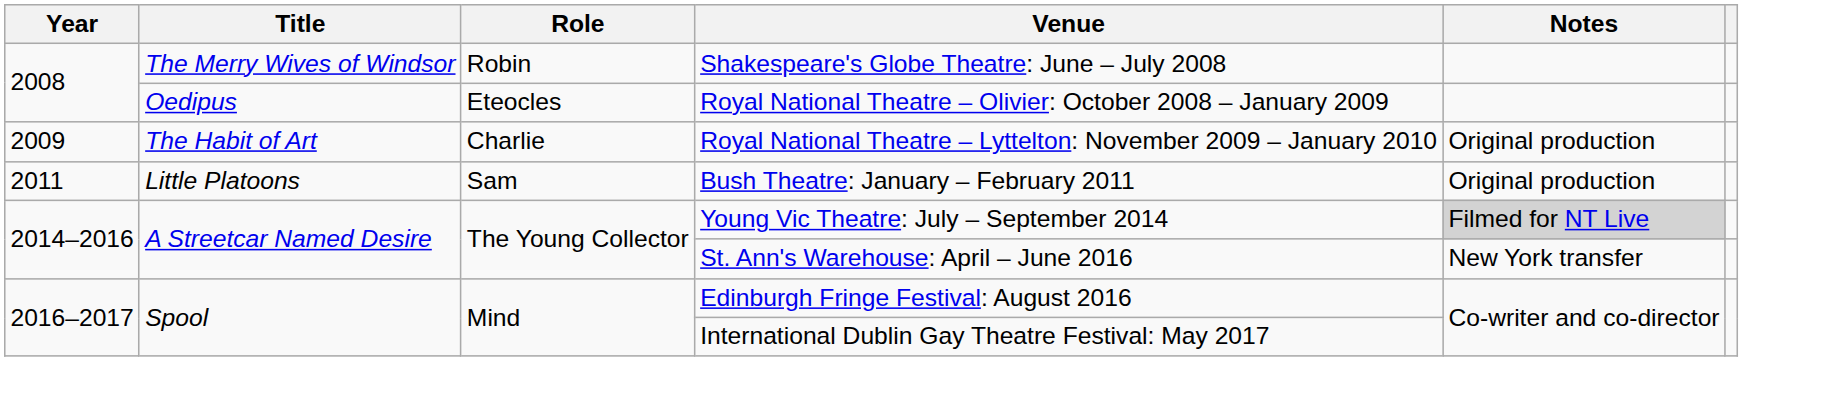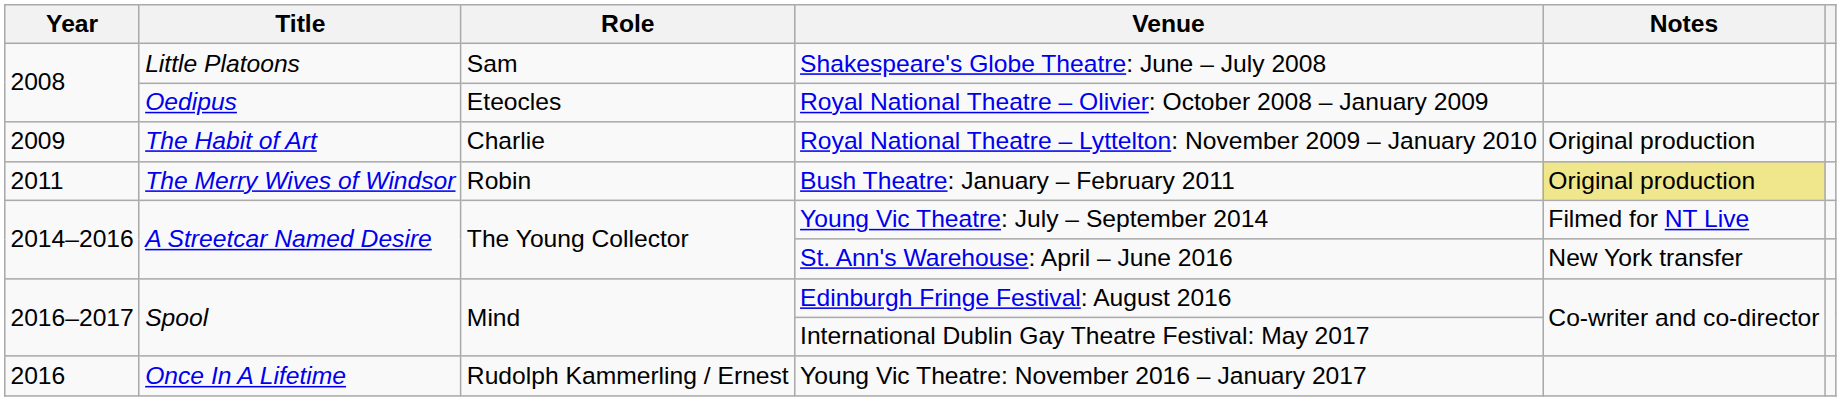(300, 63) The Merry Wives of Windsor -> (223, 63) Little Platoons
(499, 63) Robin -> (492, 63) Sam
(223, 180) Little Platoons -> (300, 180) The Merry Wives of Windsor
(492, 180) Sam -> (499, 180) Robin
(1552, 180) no background -> (1652, 180) khaki background
(1549, 219) lightgrey background -> (1649, 219) no background
+ row: (1083, 375)
